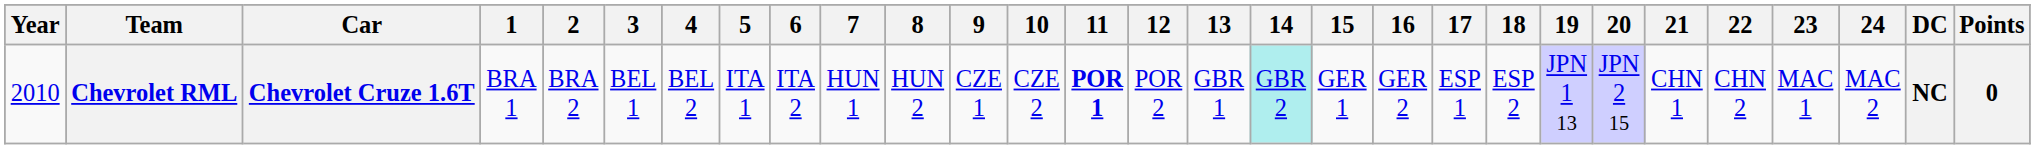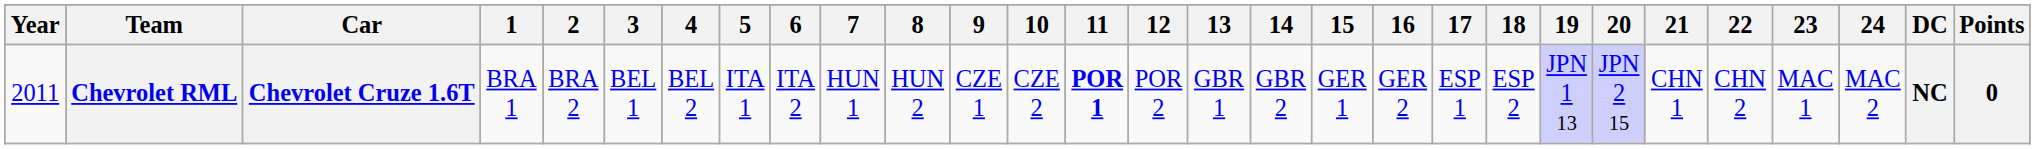(35, 93) 2010 -> (35, 93) 2011
(1281, 93) paleturquoise background -> (1281, 93) no background
